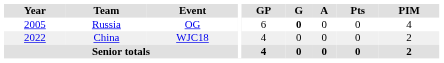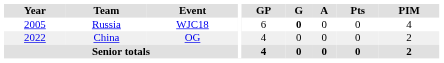(192, 24) OG -> (192, 24) WJC18
(192, 38) WJC18 -> (192, 38) OG
